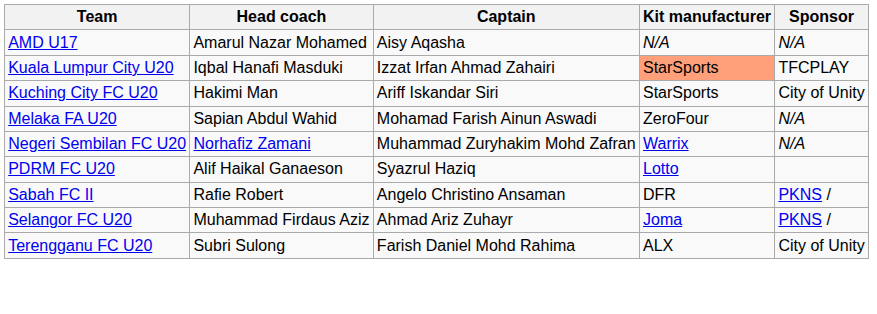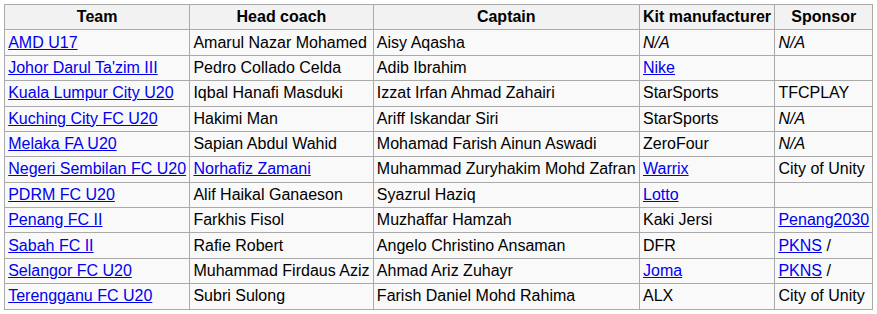+ row: (83, 67)
(681, 67) lightsalmon background -> (681, 93) no background
(822, 93) City of Unity -> (792, 118) N/A
(792, 144) N/A -> (822, 169) City of Unity
+ row: (55, 220)
